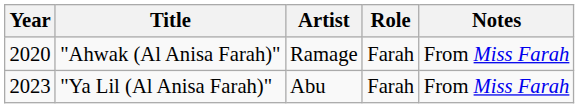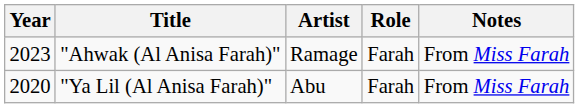(30, 53) 2020 -> (30, 53) 2023
(30, 86) 2023 -> (30, 86) 2020
